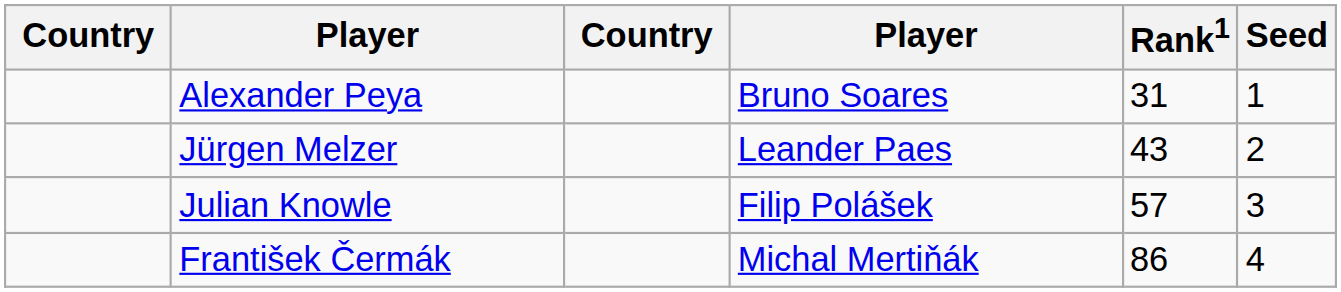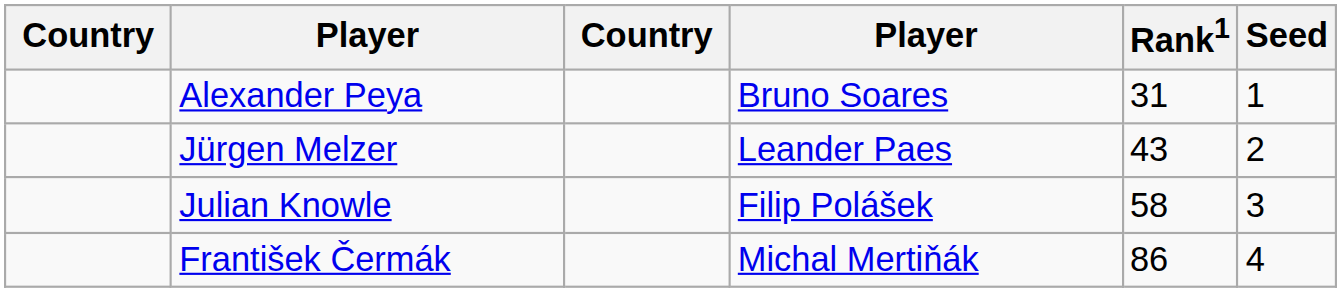(1149, 204) 57 -> (1149, 204) 58
